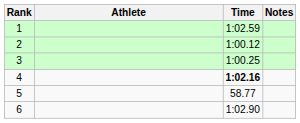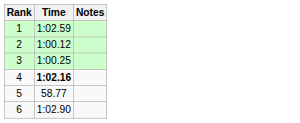- column: (129, 12)
